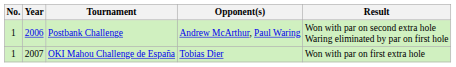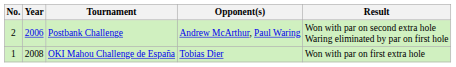(13, 33) 1 -> (13, 33) 2
(34, 54) 2007 -> (34, 54) 2008
